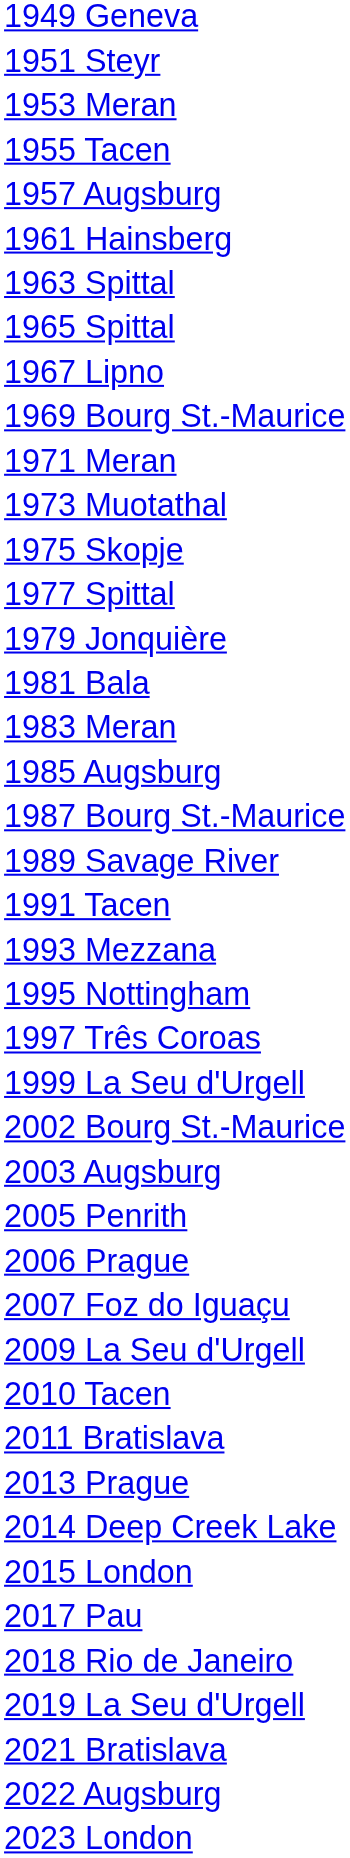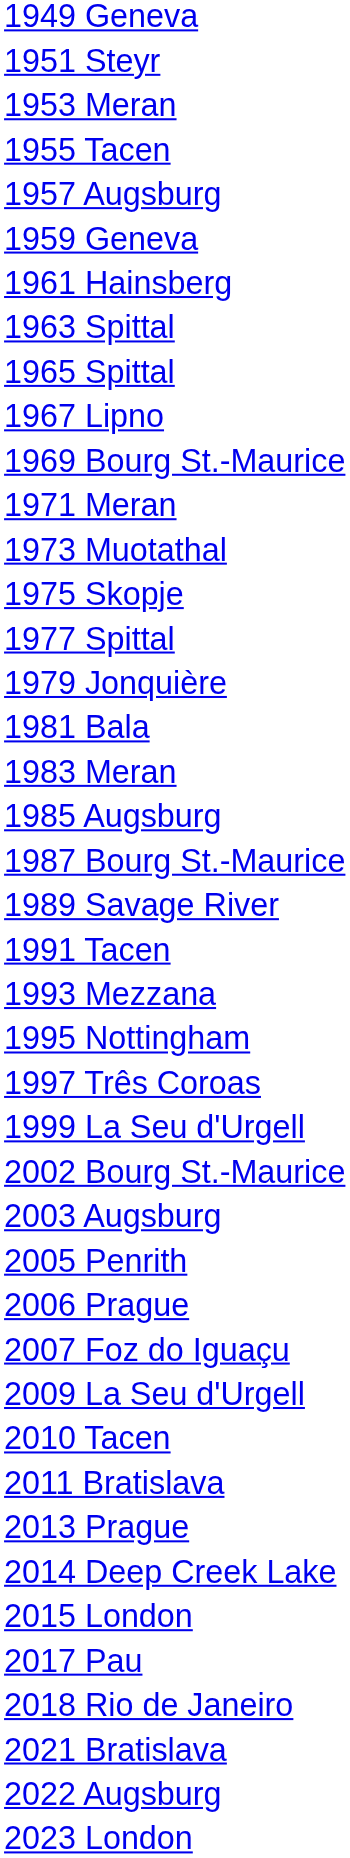+ row: (101, 238)
- row: (154, 1705)
